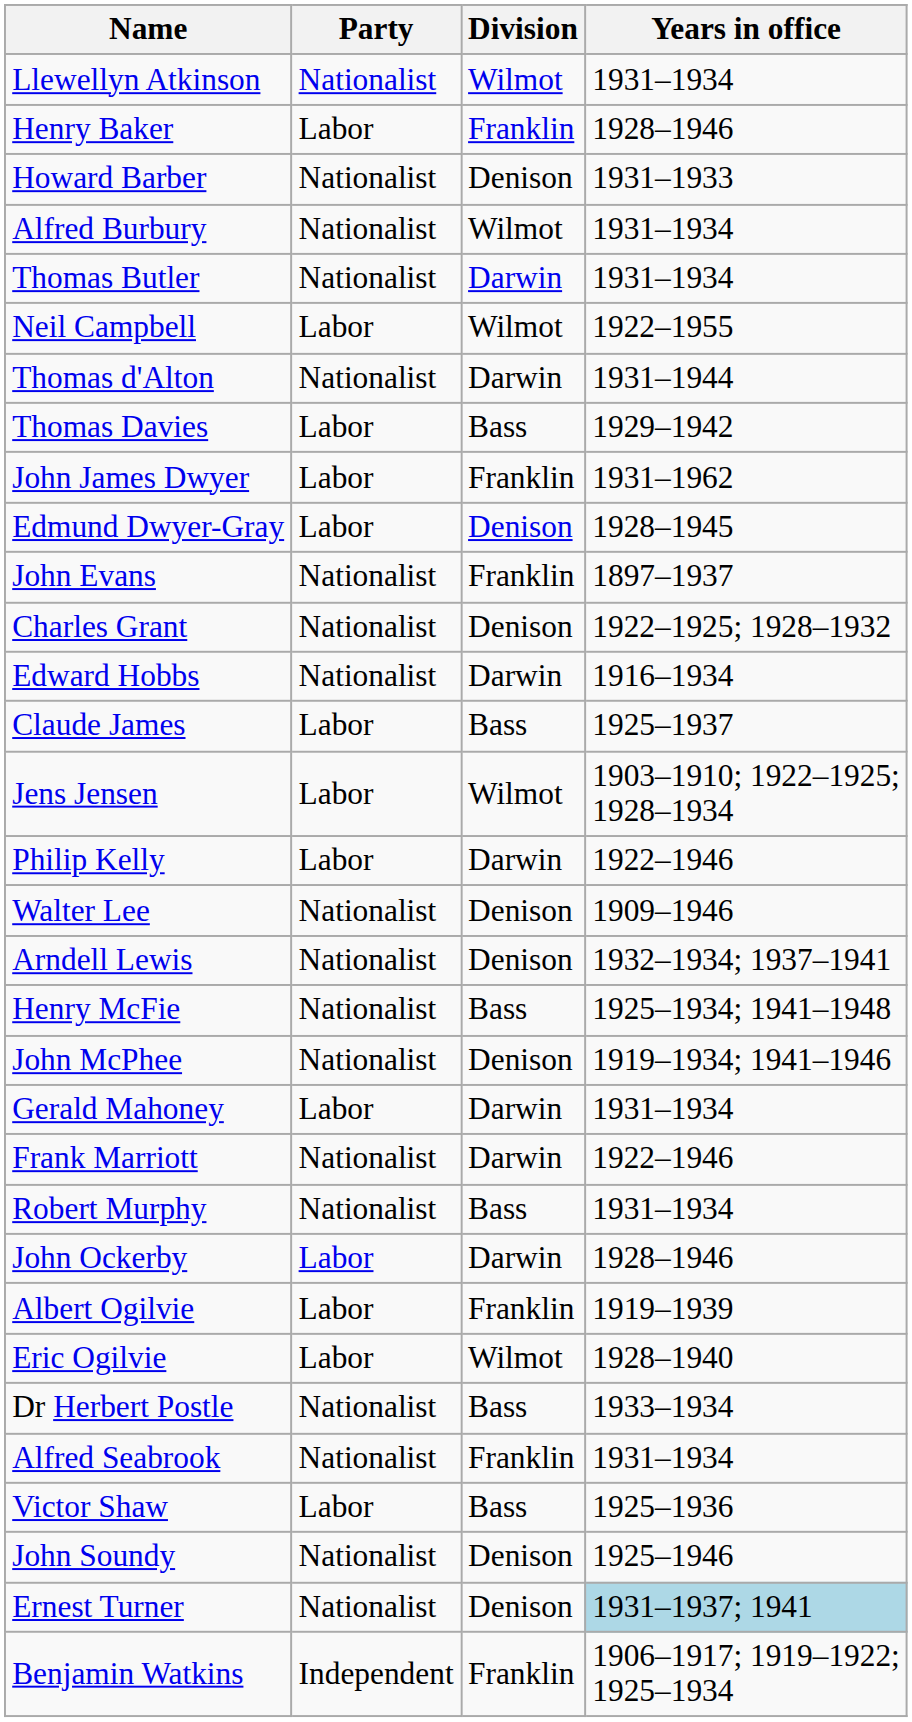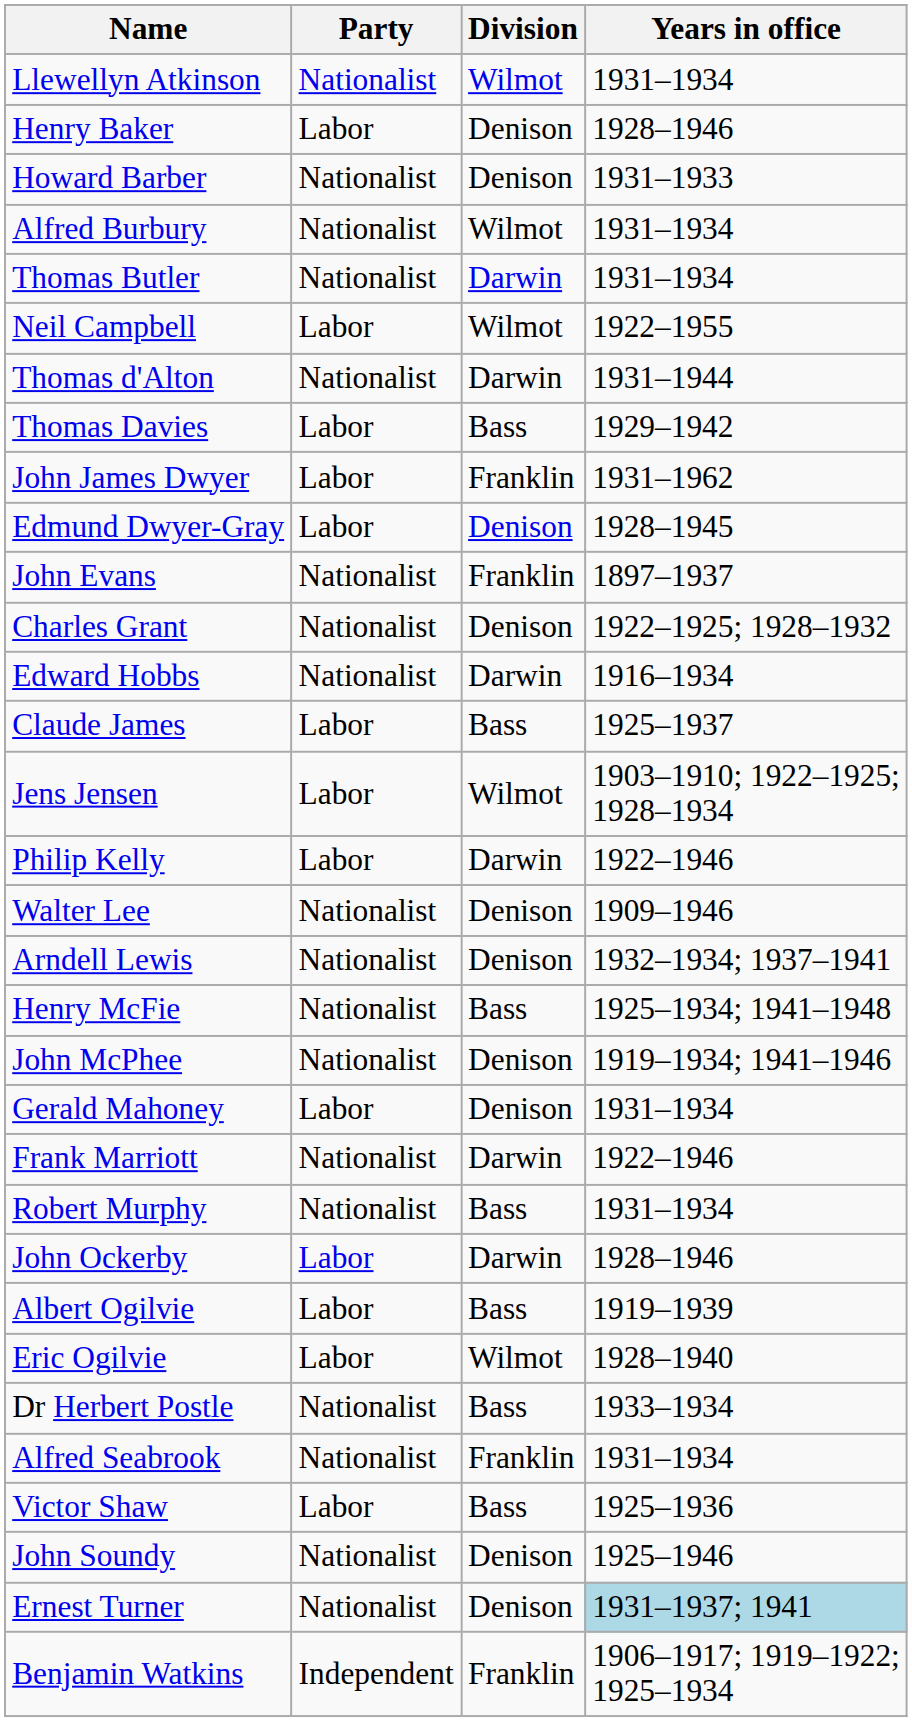(521, 128) Franklin -> (520, 128) Denison
(515, 1109) Darwin -> (520, 1109) Denison
(521, 1308) Franklin -> (498, 1308) Bass
